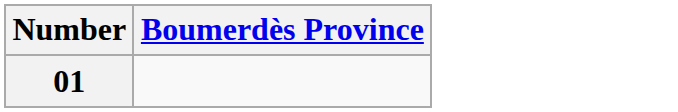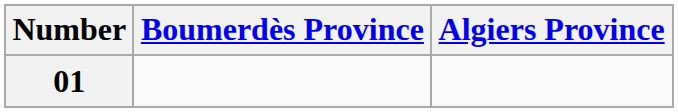+ column: (552, 29)
